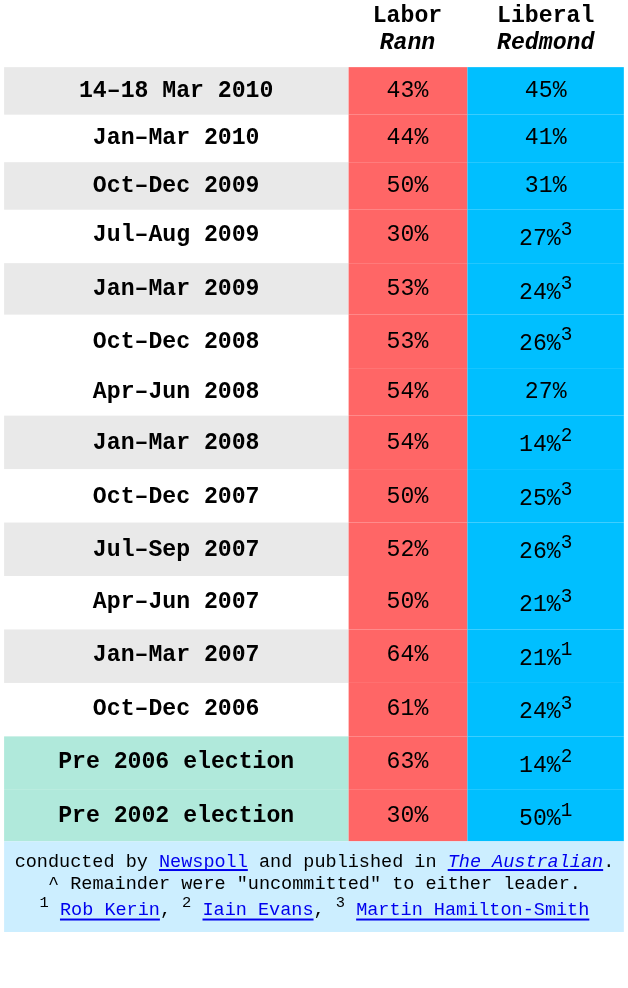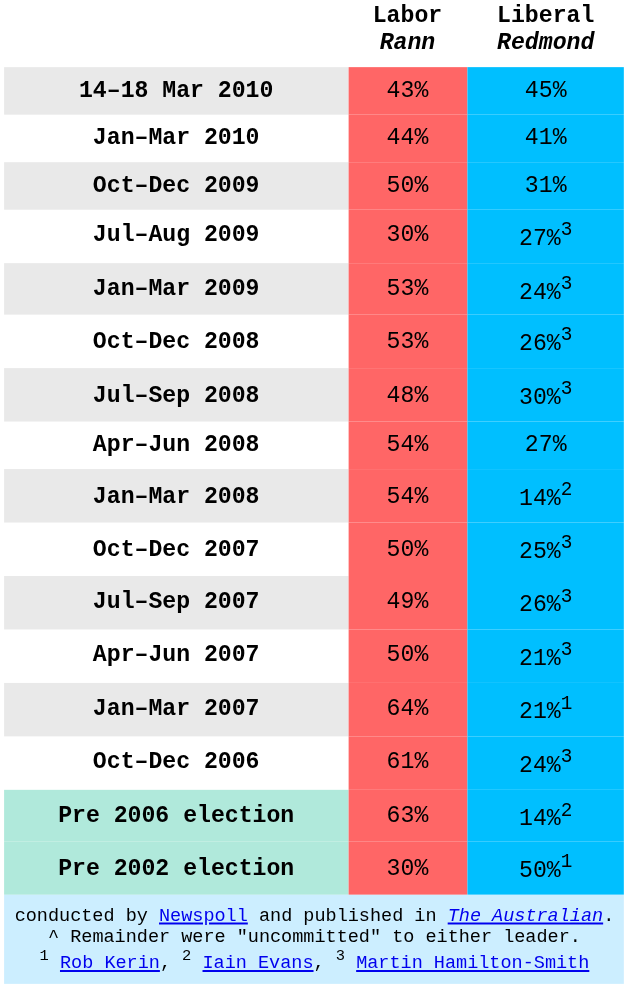+ row: (176, 395)
(407, 549) 52% -> (407, 603) 49%
